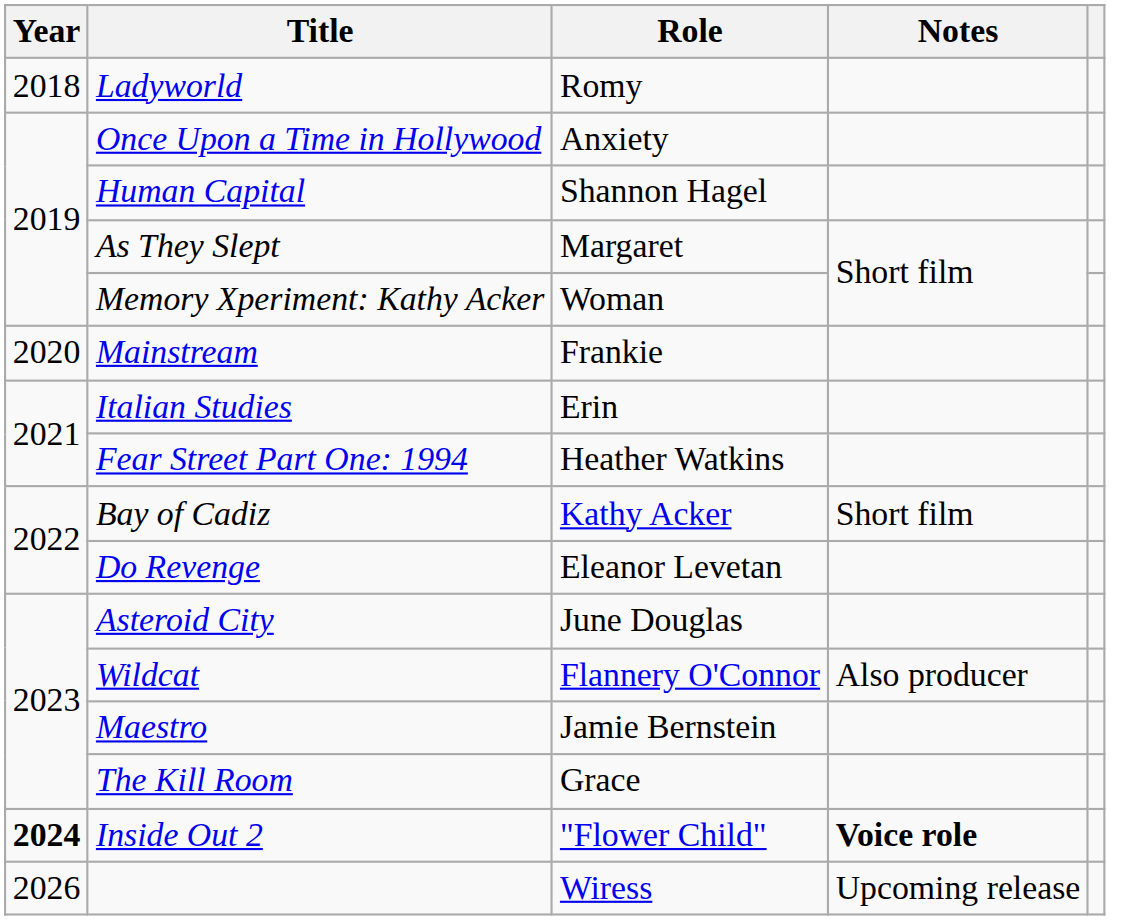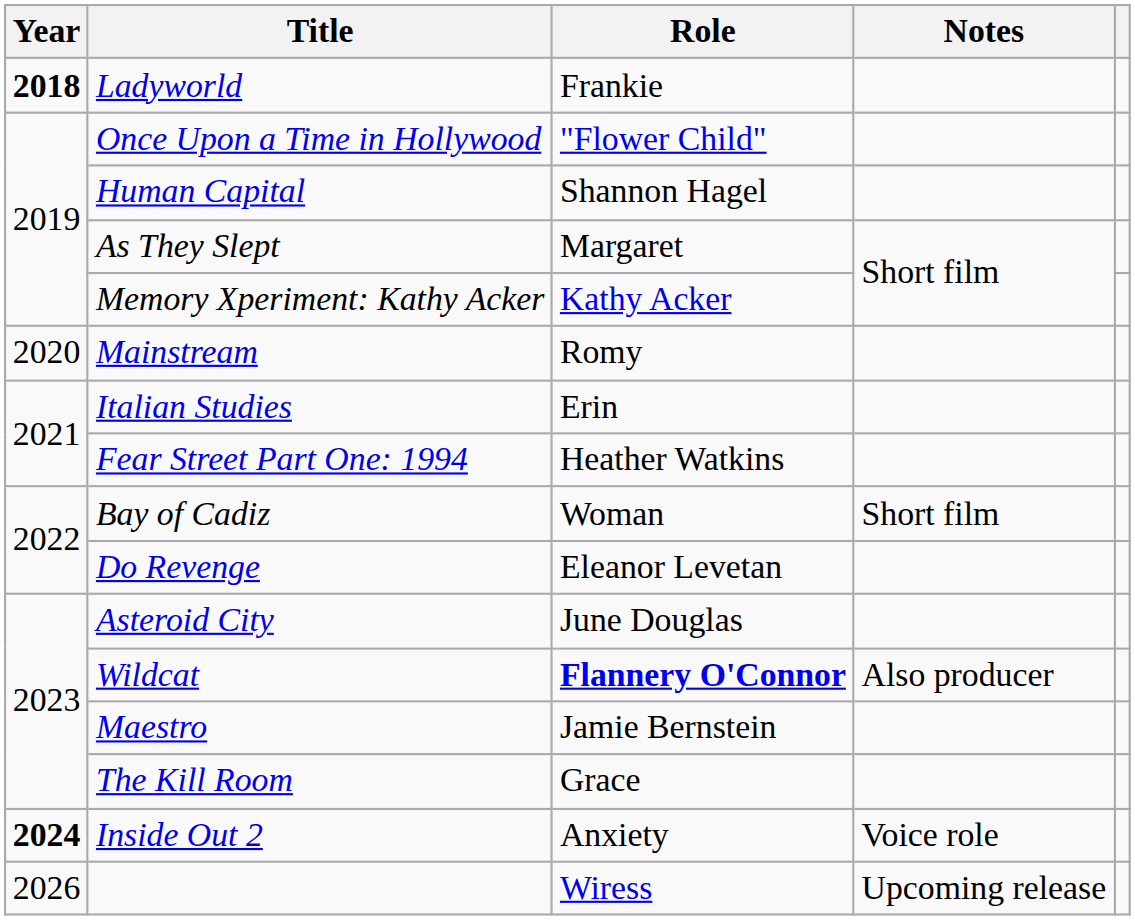(47, 84) normal -> (47, 84) bold
(601, 84) Romy -> (611, 84) Frankie
(614, 138) Anxiety -> (663, 138) "Flower Child"
(612, 298) Woman -> (646, 298) Kathy Acker
(611, 352) Frankie -> (601, 352) Romy
(646, 513) Kathy Acker -> (612, 513) Woman
(690, 673) normal -> (703, 673) bold
(663, 834) "Flower Child" -> (614, 834) Anxiety
(906, 834) bold -> (930, 834) normal
